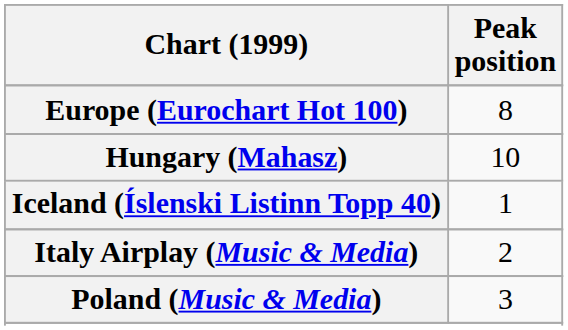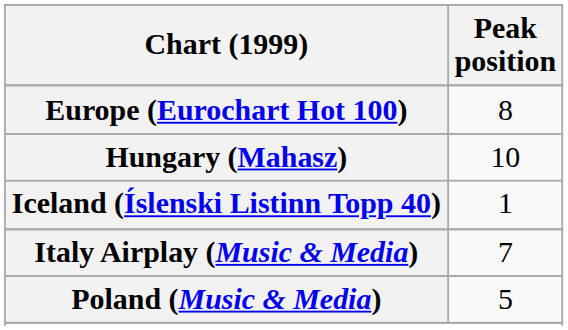(505, 251) 2 -> (505, 251) 7
(505, 299) 3 -> (505, 299) 5
